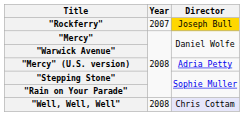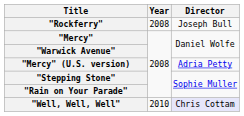(159, 24) 2007 -> (159, 24) 2008
(205, 24) gold background -> (205, 24) no background
(159, 104) 2008 -> (159, 104) 2010
